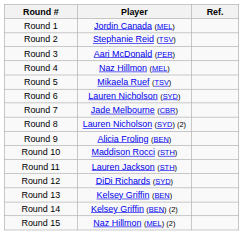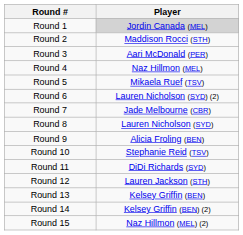- column: (215, 12)
(134, 26) no background -> (167, 26) lightgrey background
(134, 40) Stephanie Reid (TSV) -> (167, 40) Maddison Rocci (STH)
(134, 96) Lauren Nicholson (SYD) -> (167, 96) Lauren Nicholson (SYD) (2)
(134, 125) Lauren Nicholson (SYD) (2) -> (167, 125) Lauren Nicholson (SYD)
(134, 153) Maddison Rocci (STH) -> (167, 153) Stephanie Reid (TSV)
(134, 167) Lauren Jackson (STH) -> (167, 167) DiDi Richards (SYD)
(134, 181) DiDi Richards (SYD) -> (167, 181) Lauren Jackson (STH)
